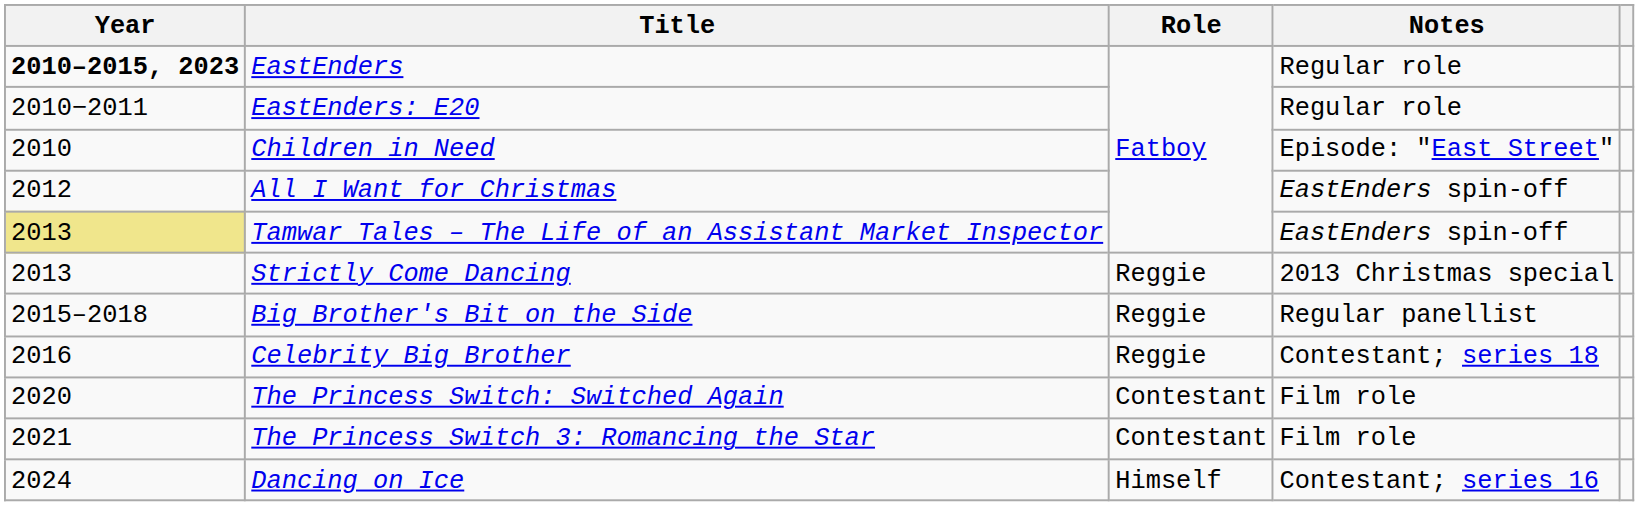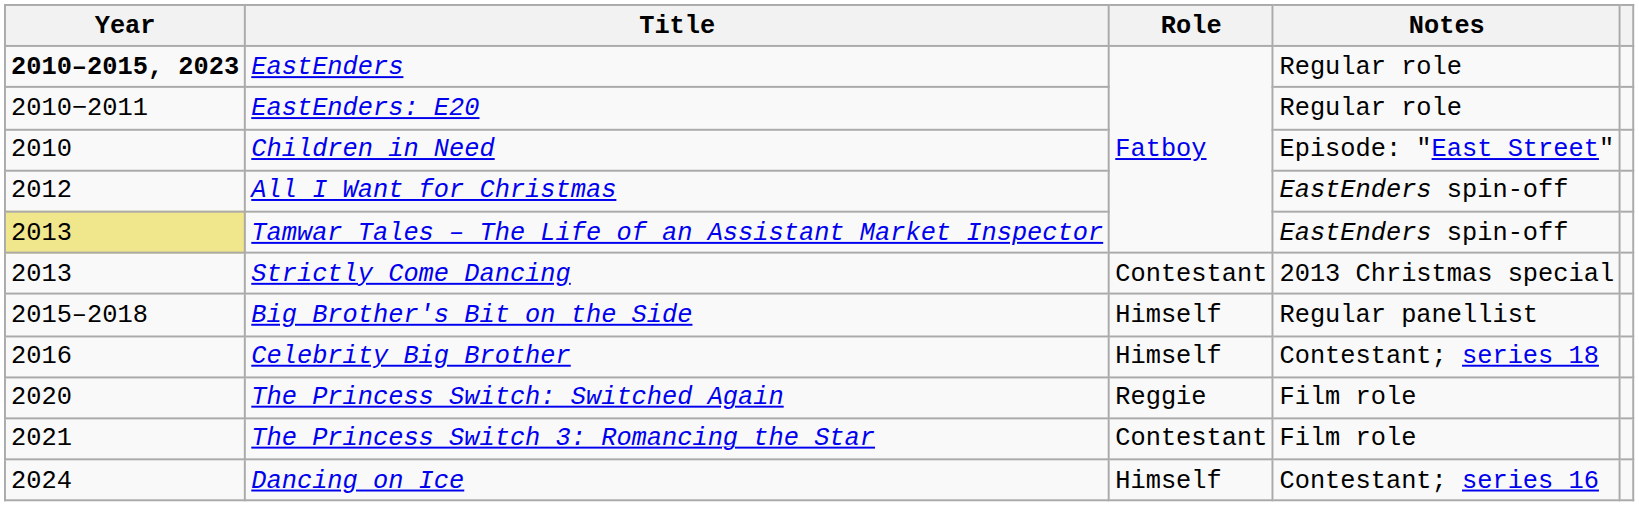(1161, 274) Reggie -> (1191, 274) Contestant
(1161, 315) Reggie -> (1169, 315) Himself
(1161, 356) Reggie -> (1169, 356) Himself
(1191, 397) Contestant -> (1161, 397) Reggie
